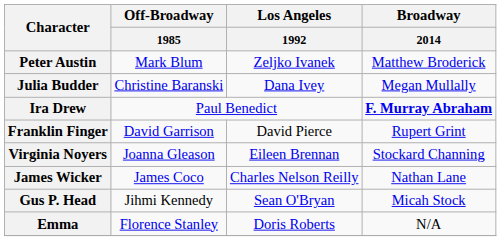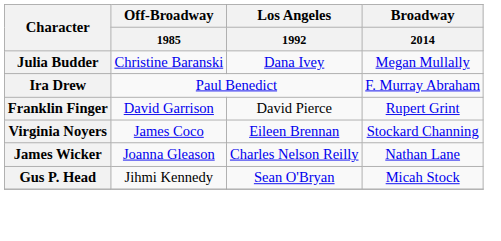- row: (58, 62)
(429, 108) bold -> (423, 85) normal
(169, 154) Joanna Gleason -> (169, 131) James Coco
(169, 177) James Coco -> (169, 154) Joanna Gleason
- row: (58, 223)
